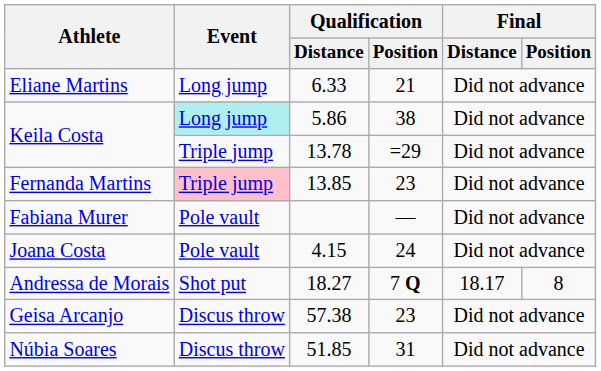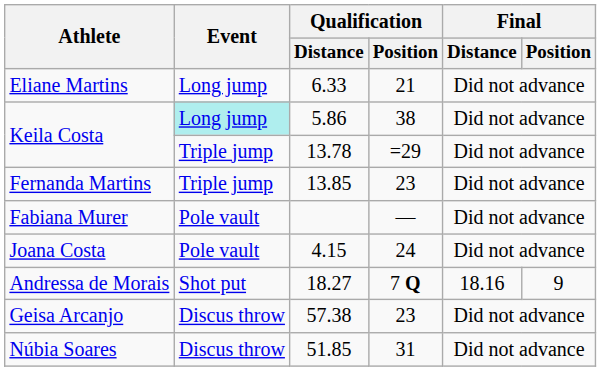(226, 184) pink background -> (226, 184) no background
(482, 283) 18.17 -> (482, 283) 18.16
(558, 283) 8 -> (558, 283) 9
